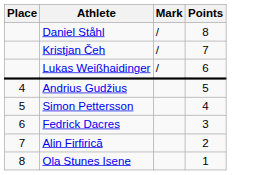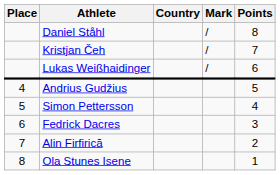+ column: (178, 13)
